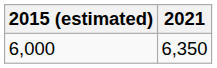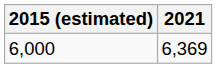(185, 48) 6,350 -> (185, 48) 6,369
